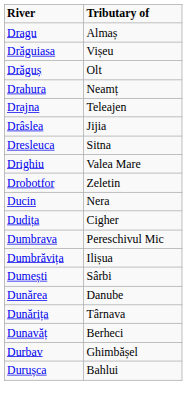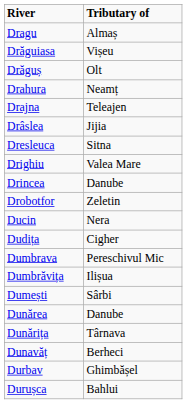+ row: (26, 182)
